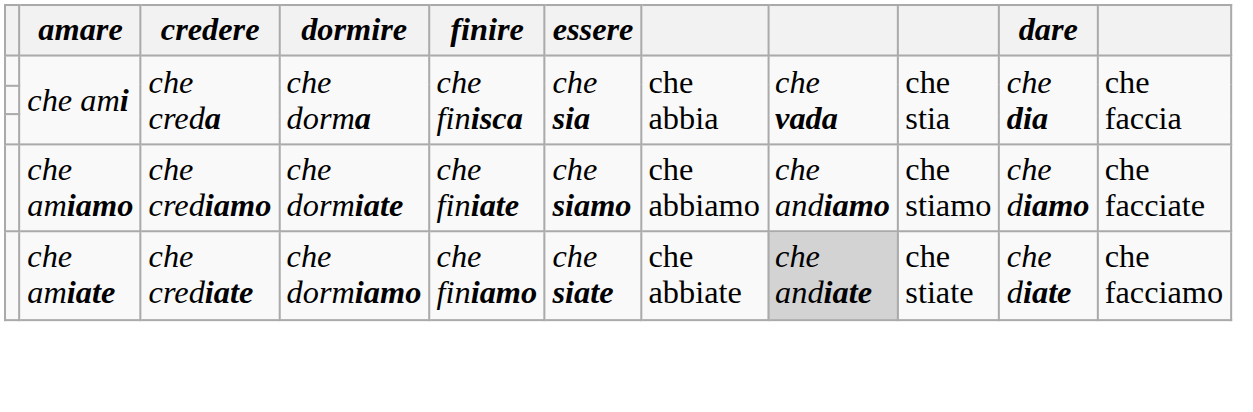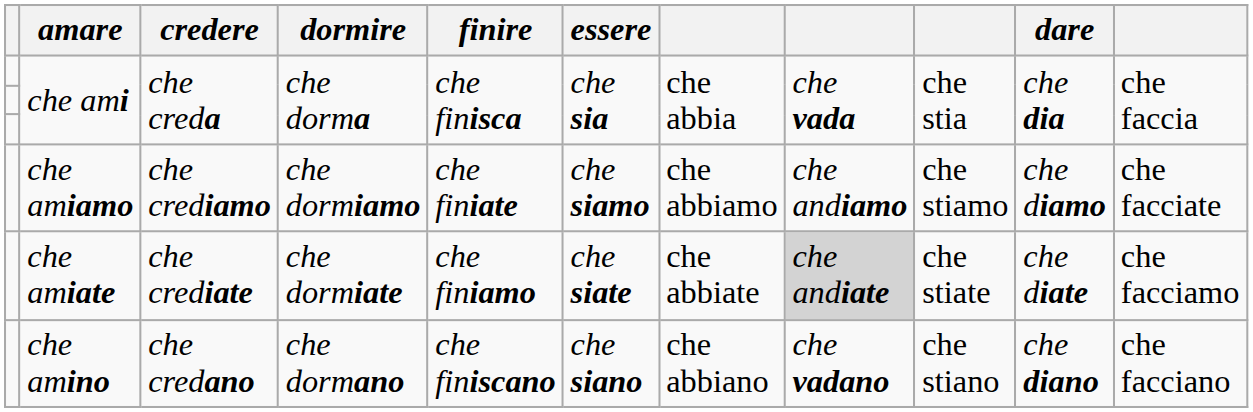(345, 187) che dormiate -> (353, 187) che dormiamo
(354, 274) che dormiamo -> (344, 274) che dormiate
+ row: (69, 362)
